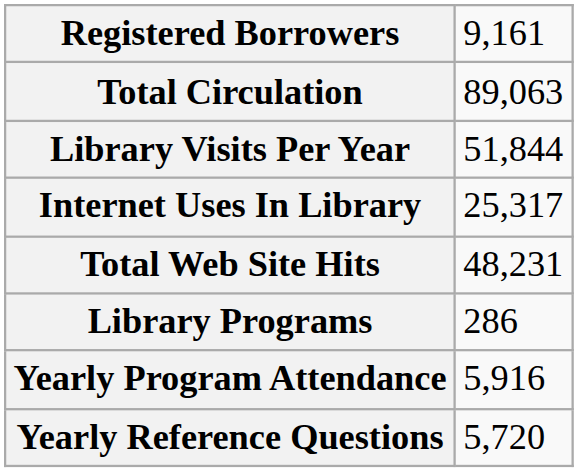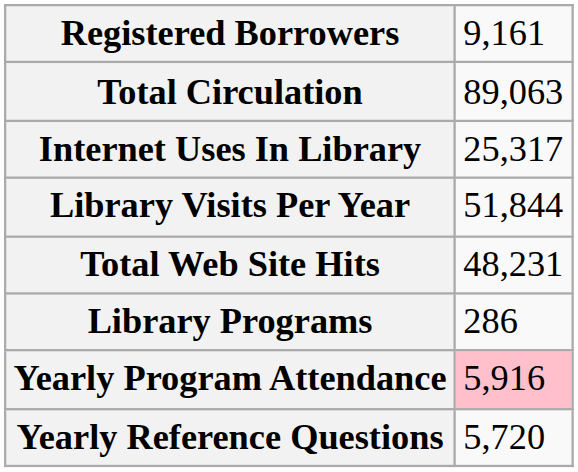rows swapped: (230, 148) <-> (230, 206)
(504, 378) no background -> (504, 378) pink background
